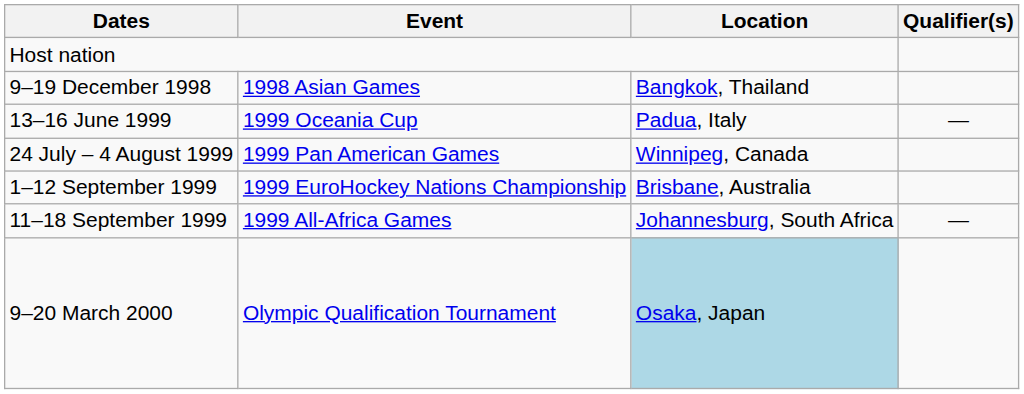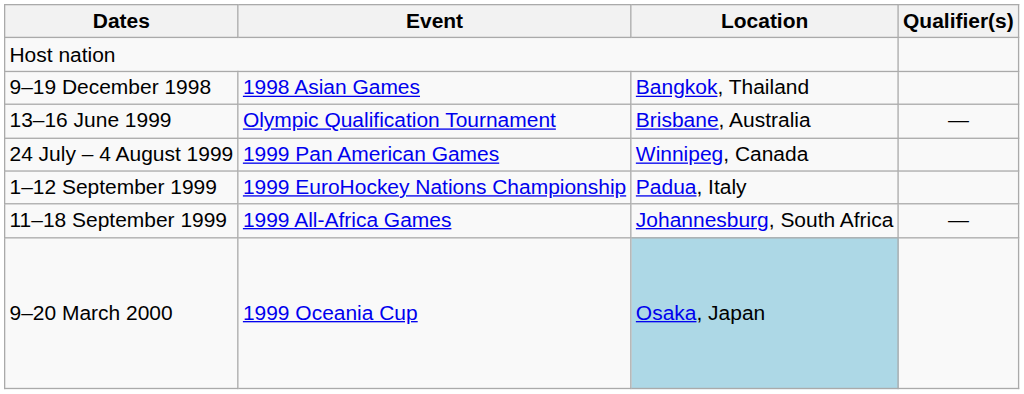(330, 120) 1999 Oceania Cup -> (399, 120) Olympic Qualification Tournament
(691, 120) Padua, Italy -> (723, 120) Brisbane, Australia
(723, 187) Brisbane, Australia -> (691, 187) Padua, Italy
(399, 312) Olympic Qualification Tournament -> (330, 312) 1999 Oceania Cup
